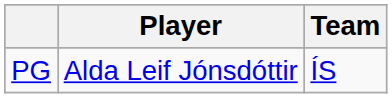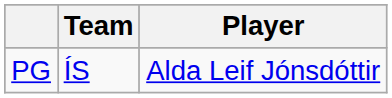columns swapped: (181, 26) <-> (345, 26)
